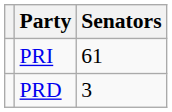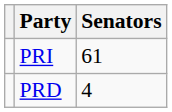(87, 90) 3 -> (87, 90) 4
